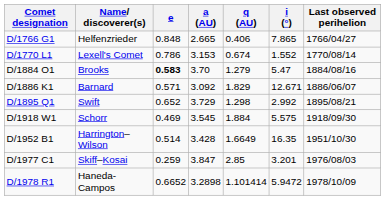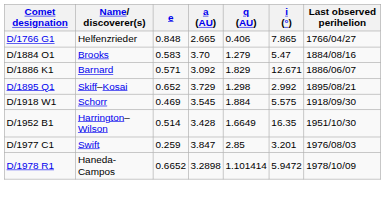- row: (29, 54)
(168, 70) bold -> (168, 54) normal
(89, 102) Swift -> (103, 86) Skiff–Kosai
(103, 160) Skiff–Kosai -> (89, 144) Swift
